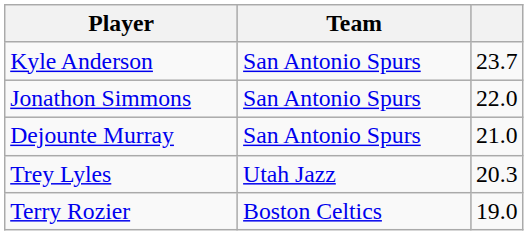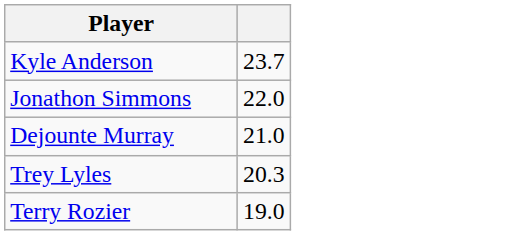- column: (354, 23)
